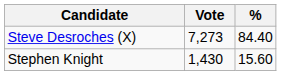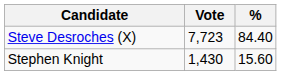(205, 37) 7,273 -> (205, 37) 7,723
